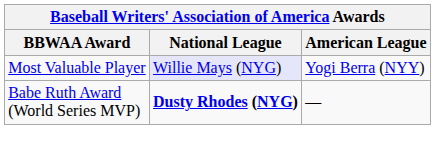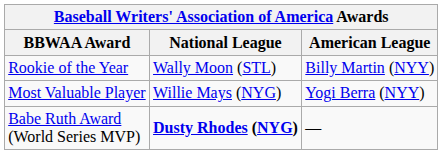+ row: (68, 67)
(217, 67) lavender background -> (217, 93) no background
